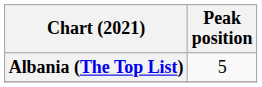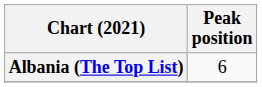(222, 67) 5 -> (222, 67) 6
